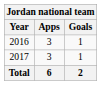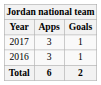rows swapped: (19, 42) <-> (19, 57)
